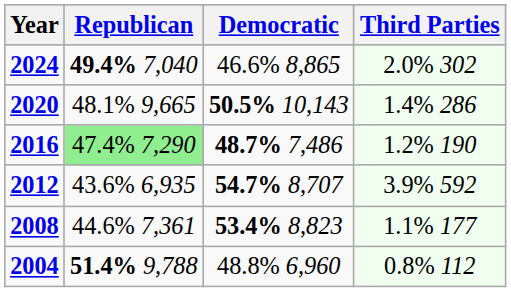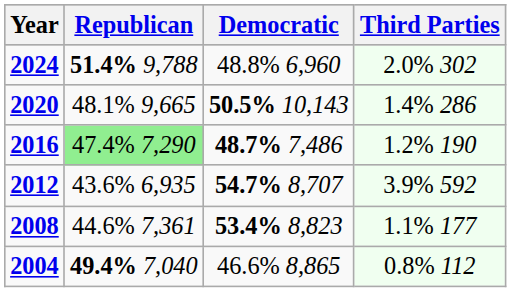(134, 64) 49.4% 7,040 -> (134, 64) 51.4% 9,788
(279, 64) 46.6% 8,865 -> (279, 64) 48.8% 6,960
(134, 265) 51.4% 9,788 -> (134, 265) 49.4% 7,040
(279, 265) 48.8% 6,960 -> (279, 265) 46.6% 8,865
